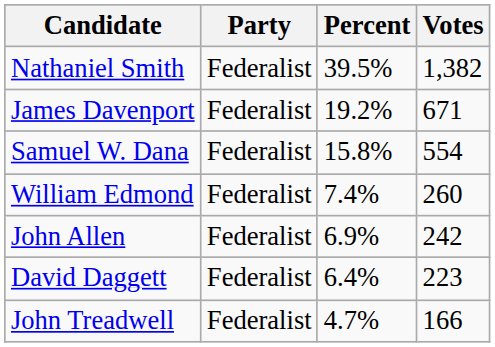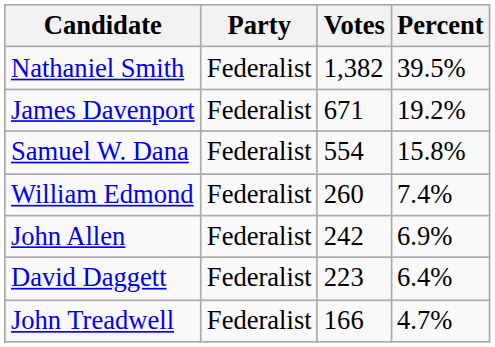columns swapped: (453, 25) <-> (367, 25)
